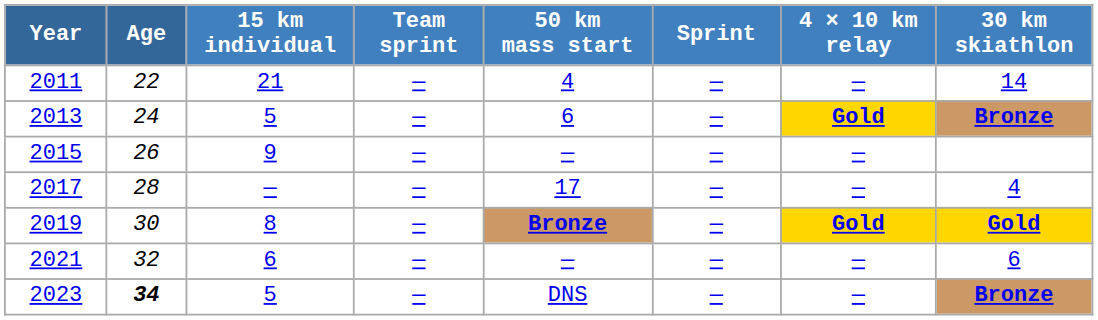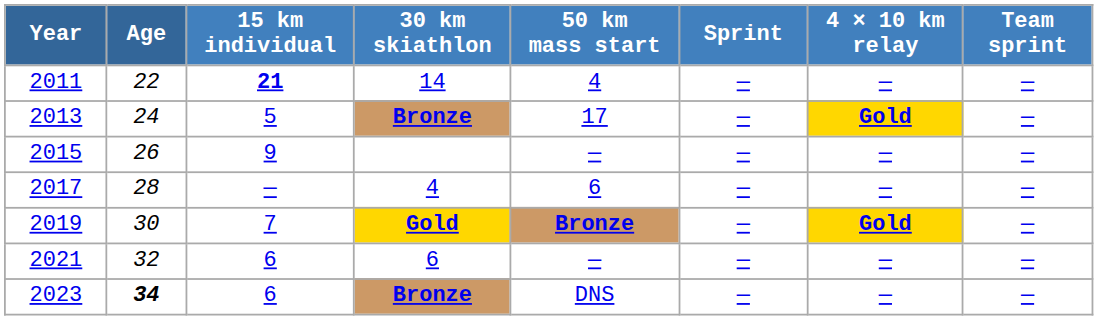columns swapped: (1014, 35) <-> (419, 35)
(270, 83) normal -> (270, 83) bold
(568, 119) 6 -> (595, 119) 17
(568, 190) 17 -> (595, 190) 6
(270, 225) 8 -> (270, 225) 7
(270, 296) 5 -> (270, 296) 6
